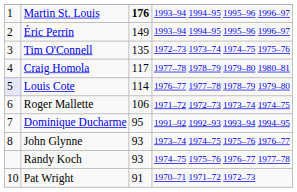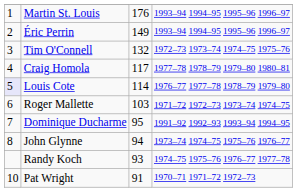(140, 13) bold -> (140, 13) normal
(140, 50) 135 -> (140, 50) 132
(140, 104) 106 -> (140, 104) 103
(138, 141) 93 -> (138, 141) 94
